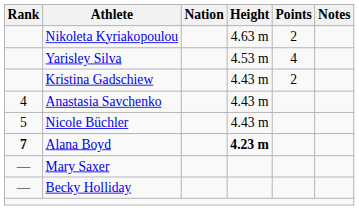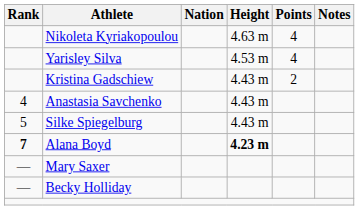(294, 36) 2 -> (294, 36) 4
- row: (87, 123)
+ row: (94, 123)
